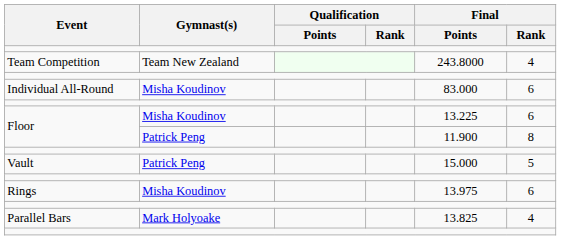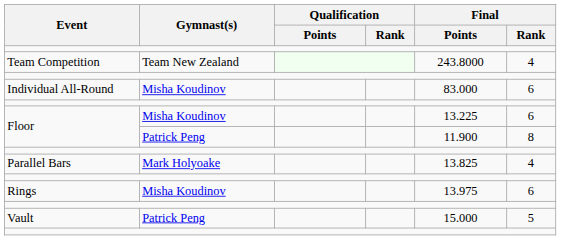rows swapped: (39, 218) <-> (20, 164)
